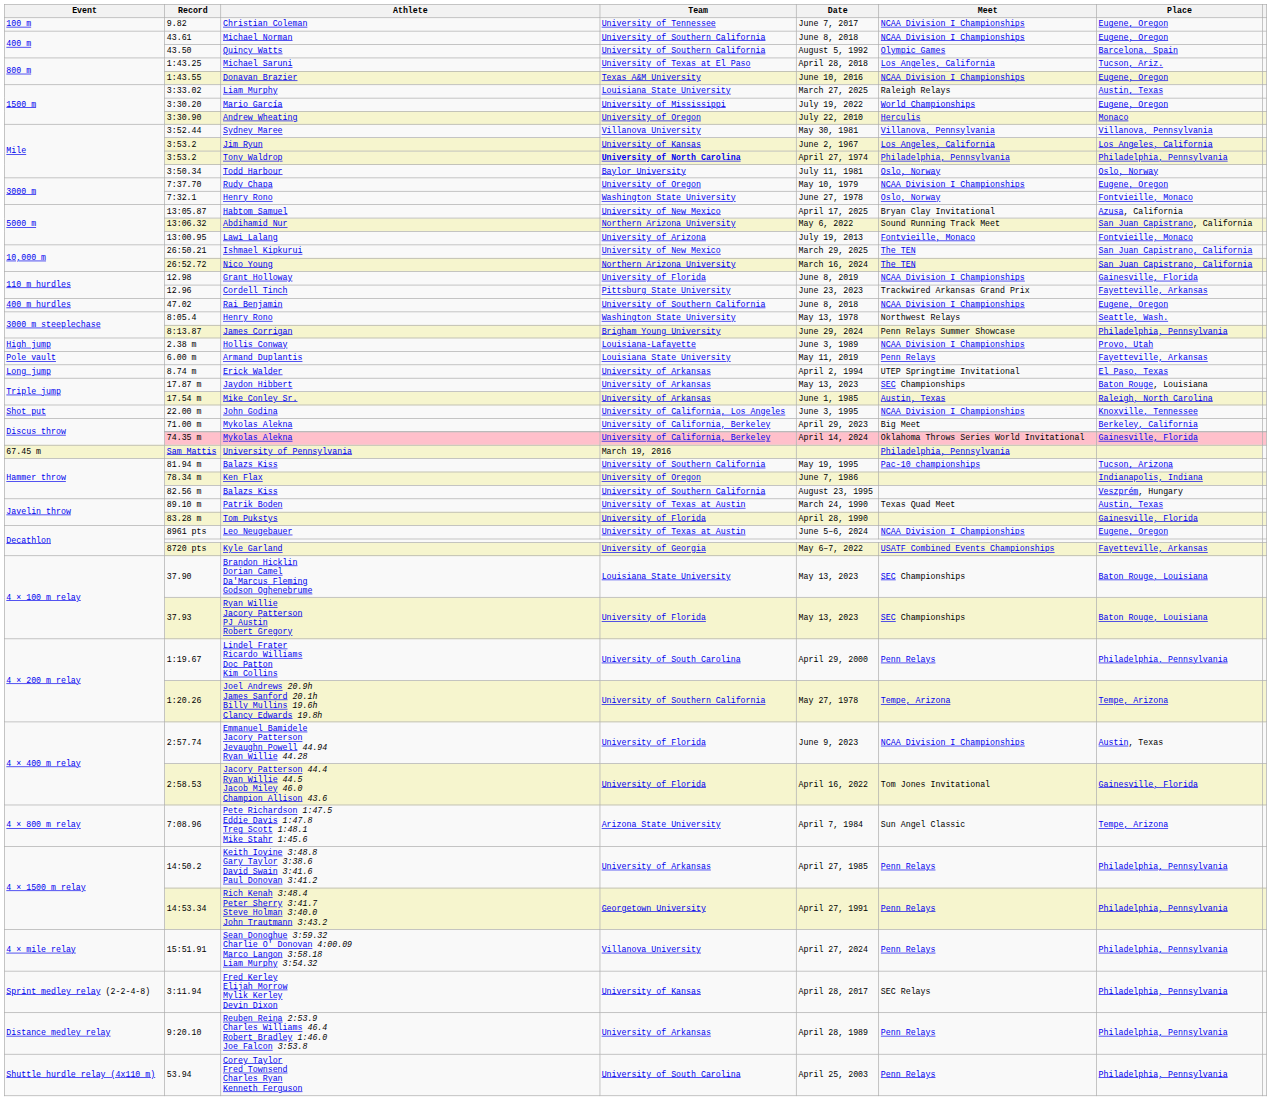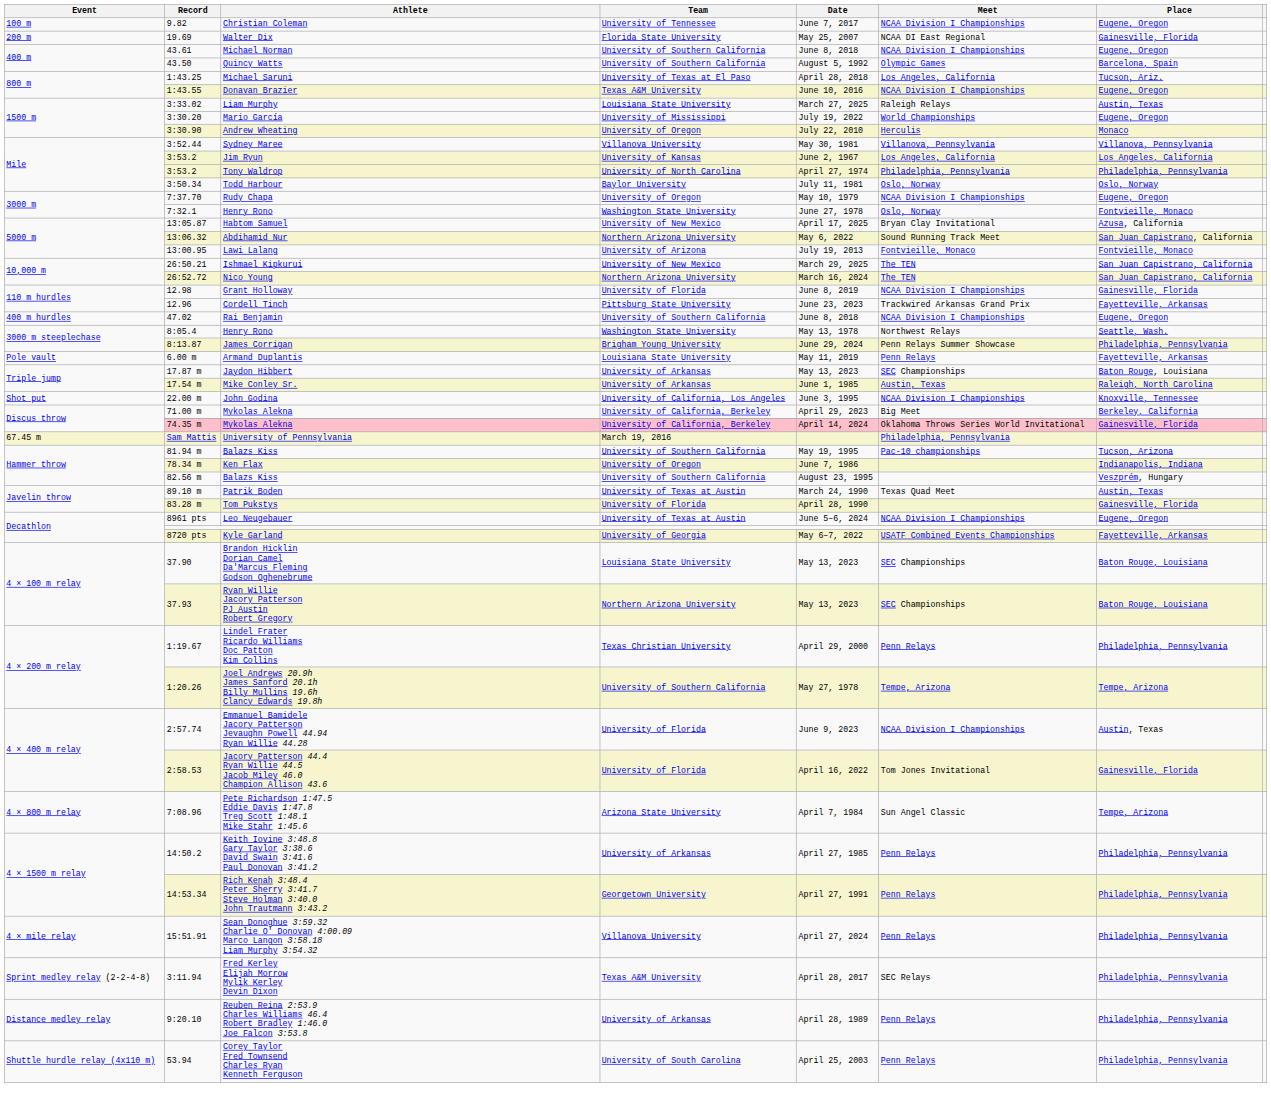+ row: (179, 38)
(671, 158) bold -> (671, 172) normal
- row: (182, 345)
- row: (182, 372)
(654, 619) University of Florida -> (669, 605) Northern Arizona University
(671, 660) University of South Carolina -> (666, 647) Texas Christian University
(651, 992) University of Kansas -> (651, 979) Texas A&M University
